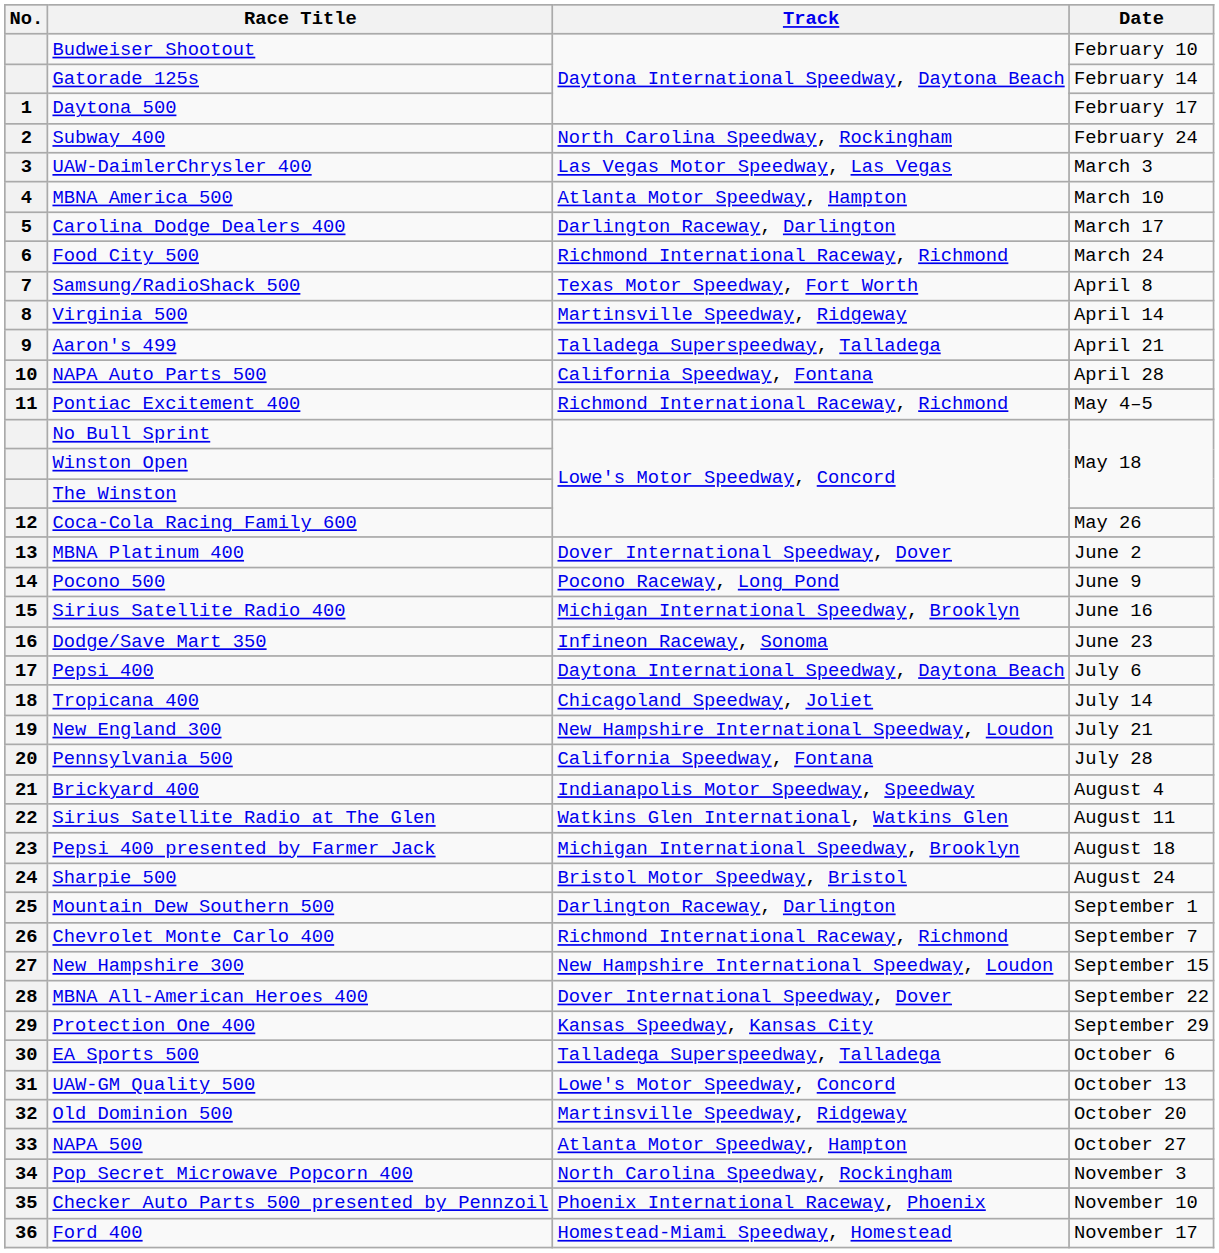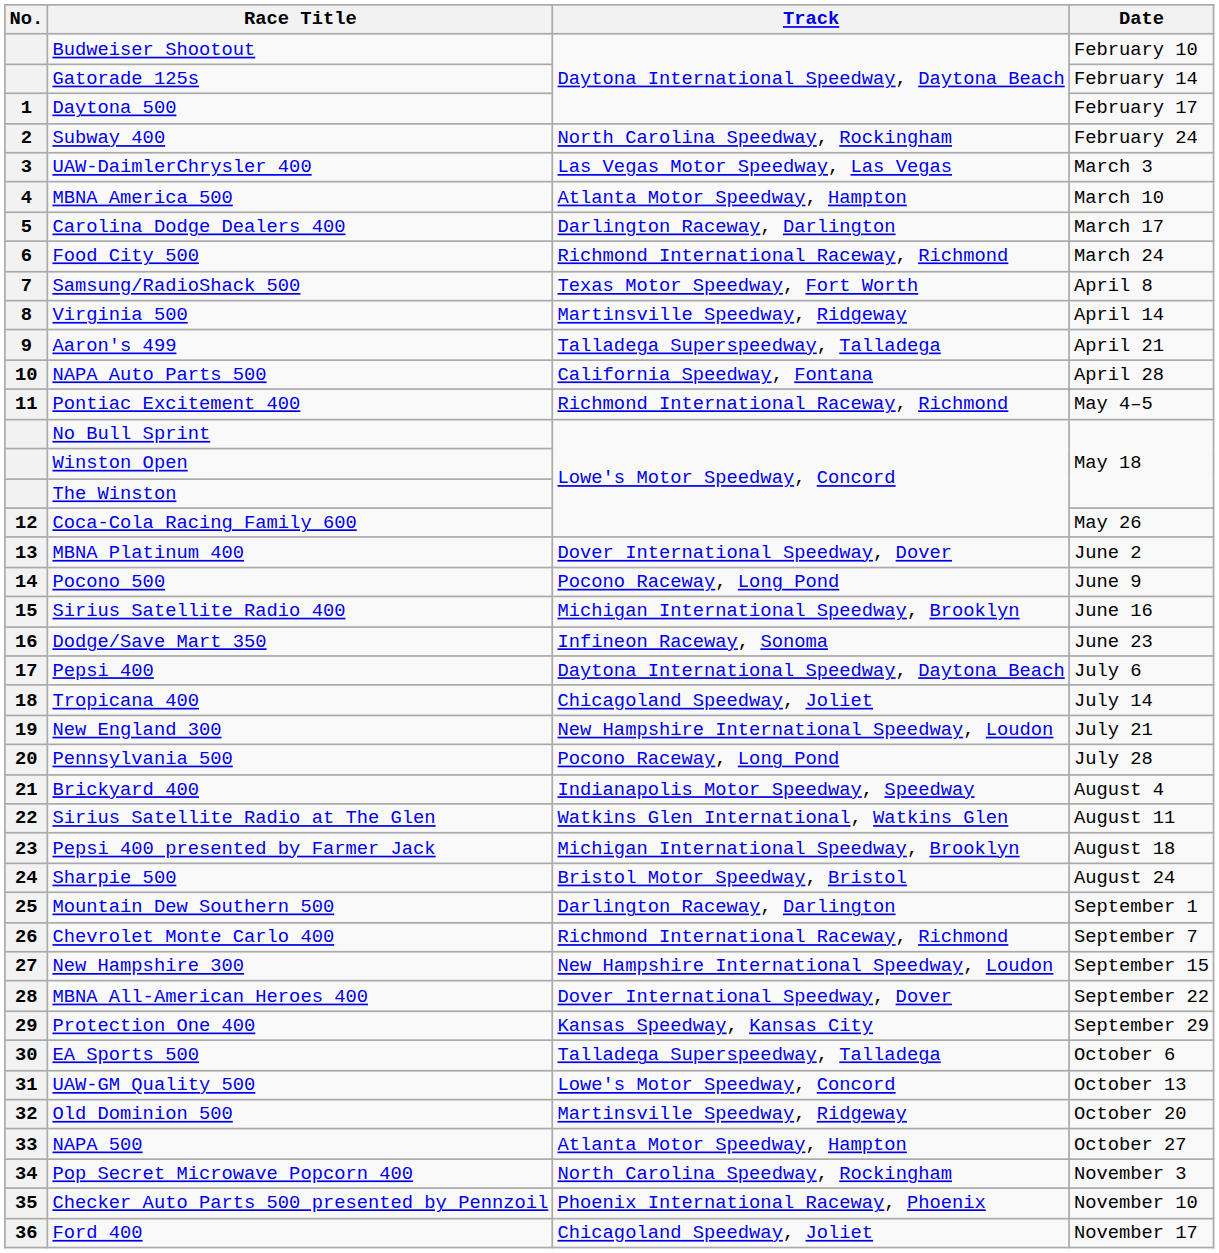(715, 759) California Speedway, Fontana -> (698, 759) Pocono Raceway, Long Pond
(755, 1233) Homestead-Miami Speedway, Homestead -> (715, 1233) Chicagoland Speedway, Joliet
